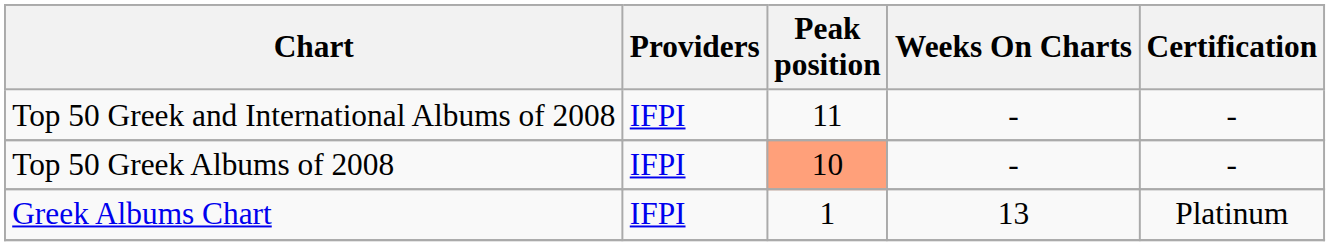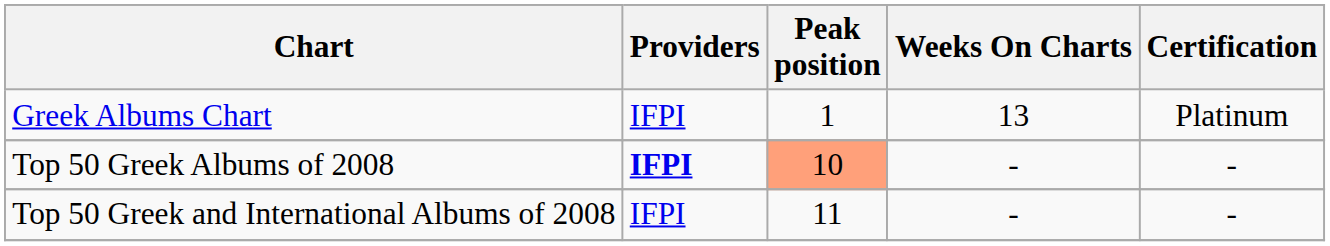rows swapped: (142, 213) <-> (314, 114)
(658, 164) normal -> (661, 164) bold
